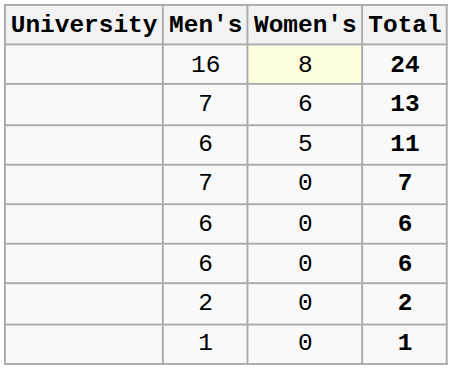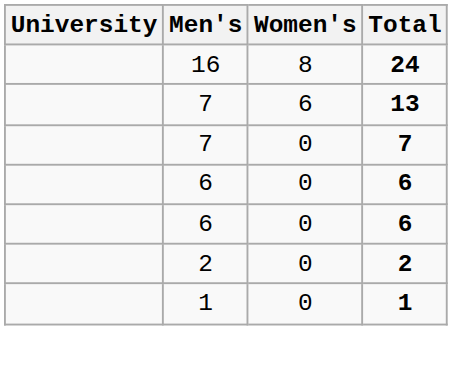(305, 65) lightyellow background -> (305, 65) no background
- row: (206, 144)
